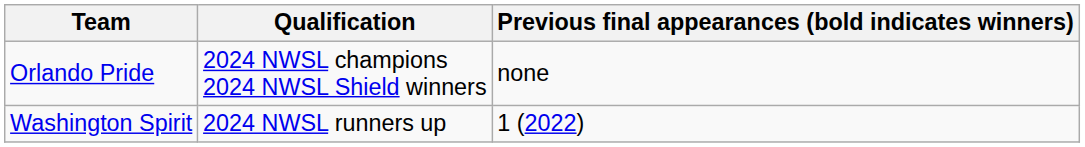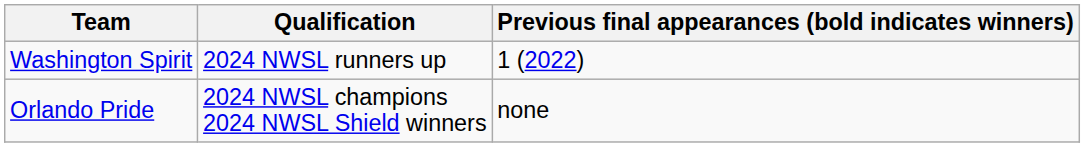rows swapped: (82, 73) <-> (101, 123)
